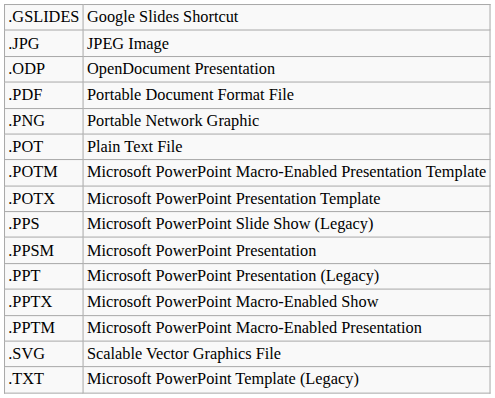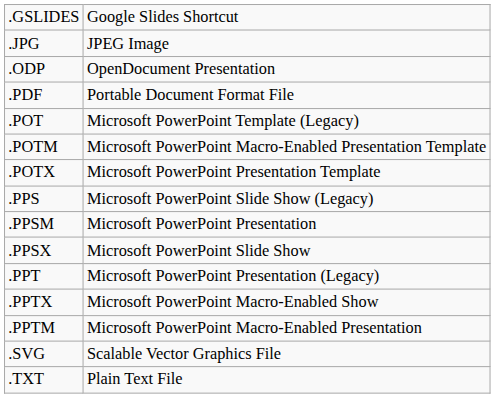- row: (27, 120)
(135, 146) Plain Text File -> (223, 120) Microsoft PowerPoint Template (Legacy)
+ row: (30, 250)
(223, 379) Microsoft PowerPoint Template (Legacy) -> (135, 379) Plain Text File
